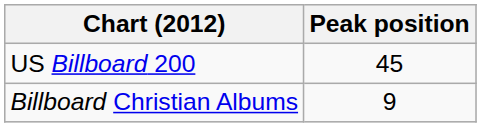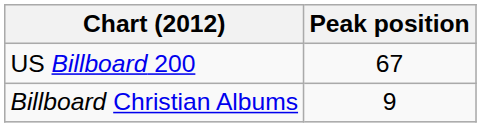(390, 63) 45 -> (390, 63) 67
